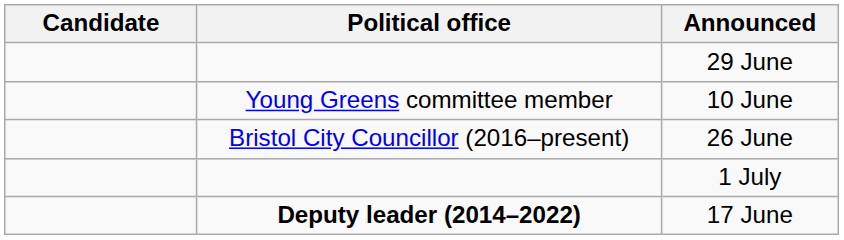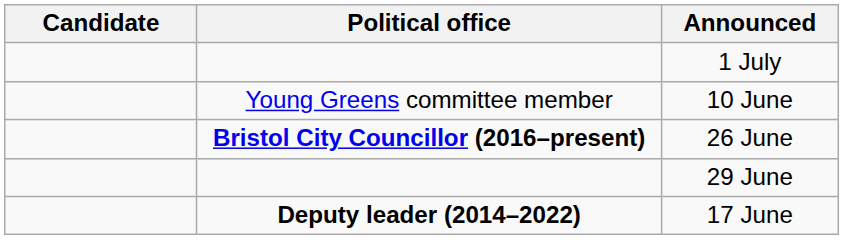rows swapped: (750, 176) <-> (750, 61)
(429, 138) normal -> (429, 138) bold
